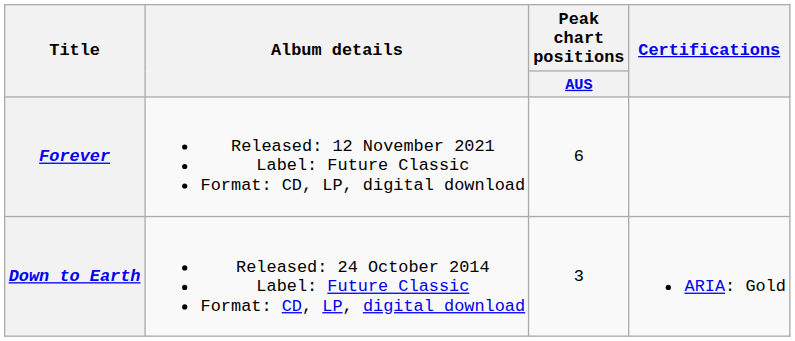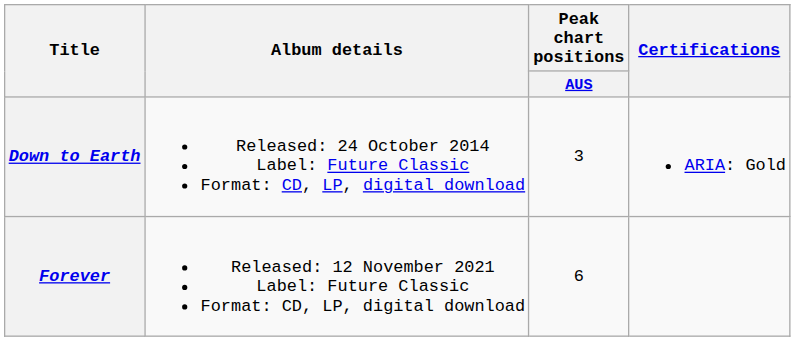rows swapped: (75, 277) <-> (75, 157)
